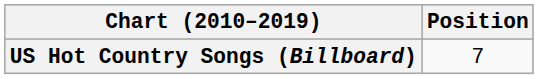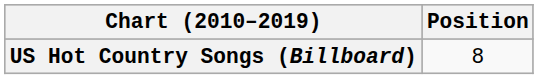(478, 57) 7 -> (478, 57) 8
